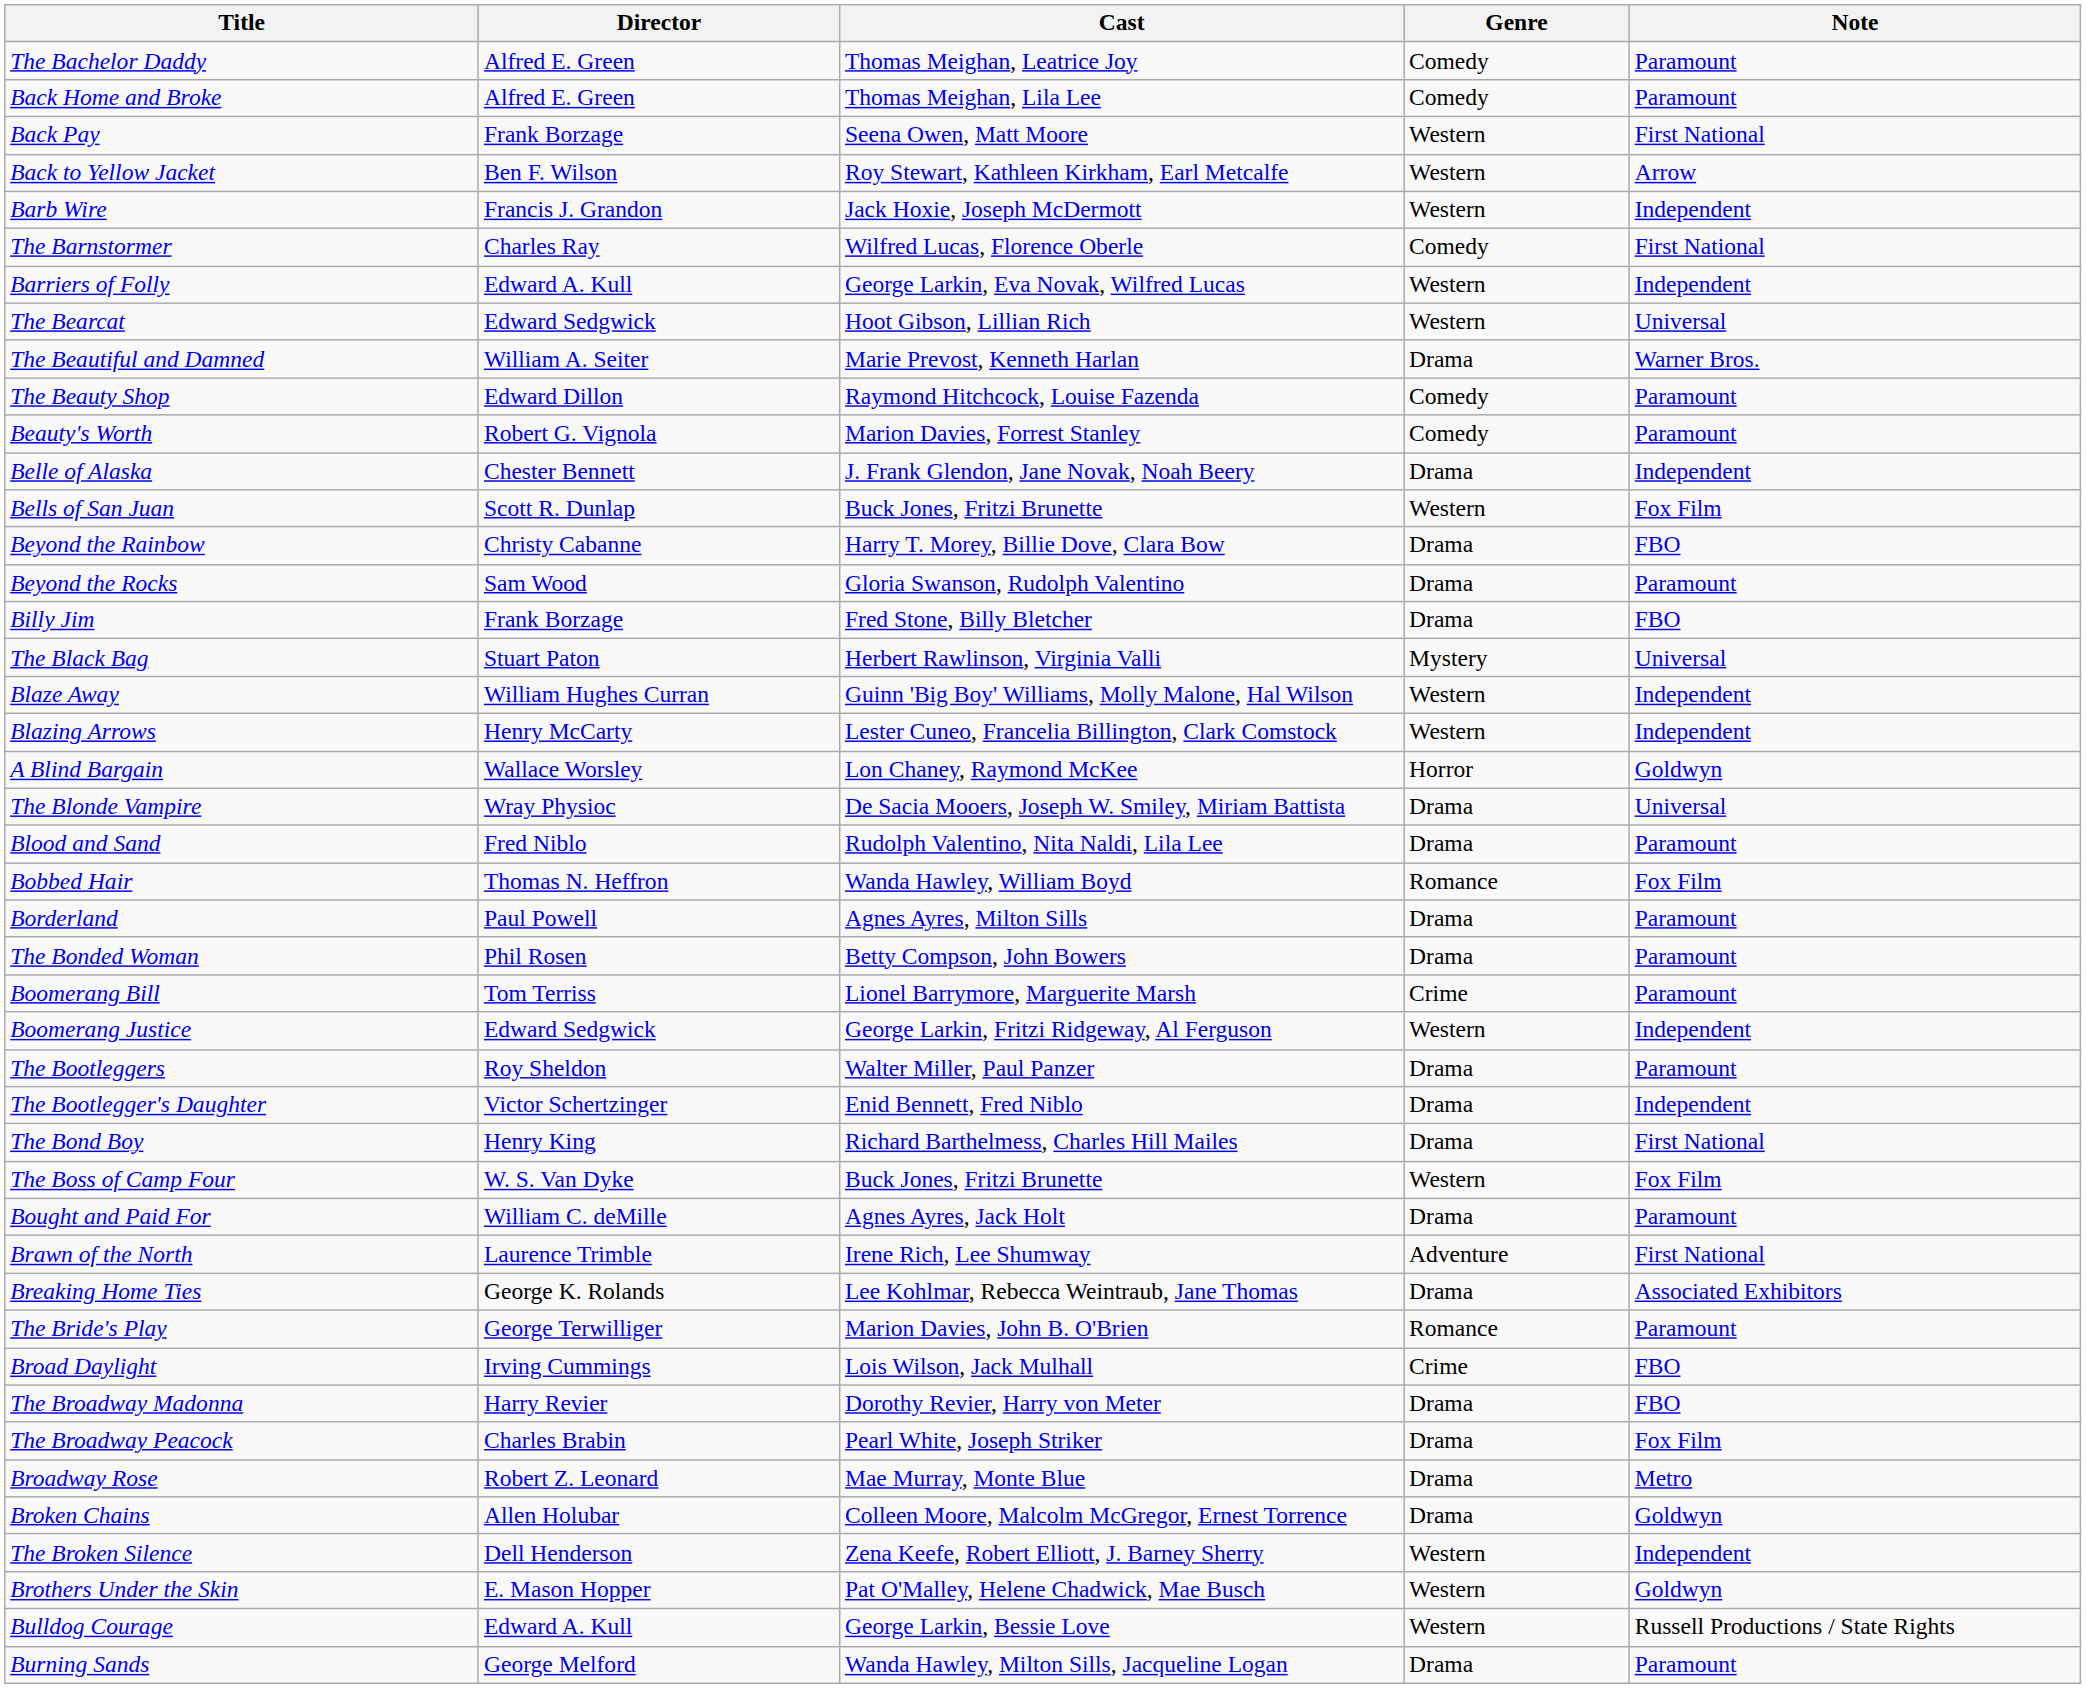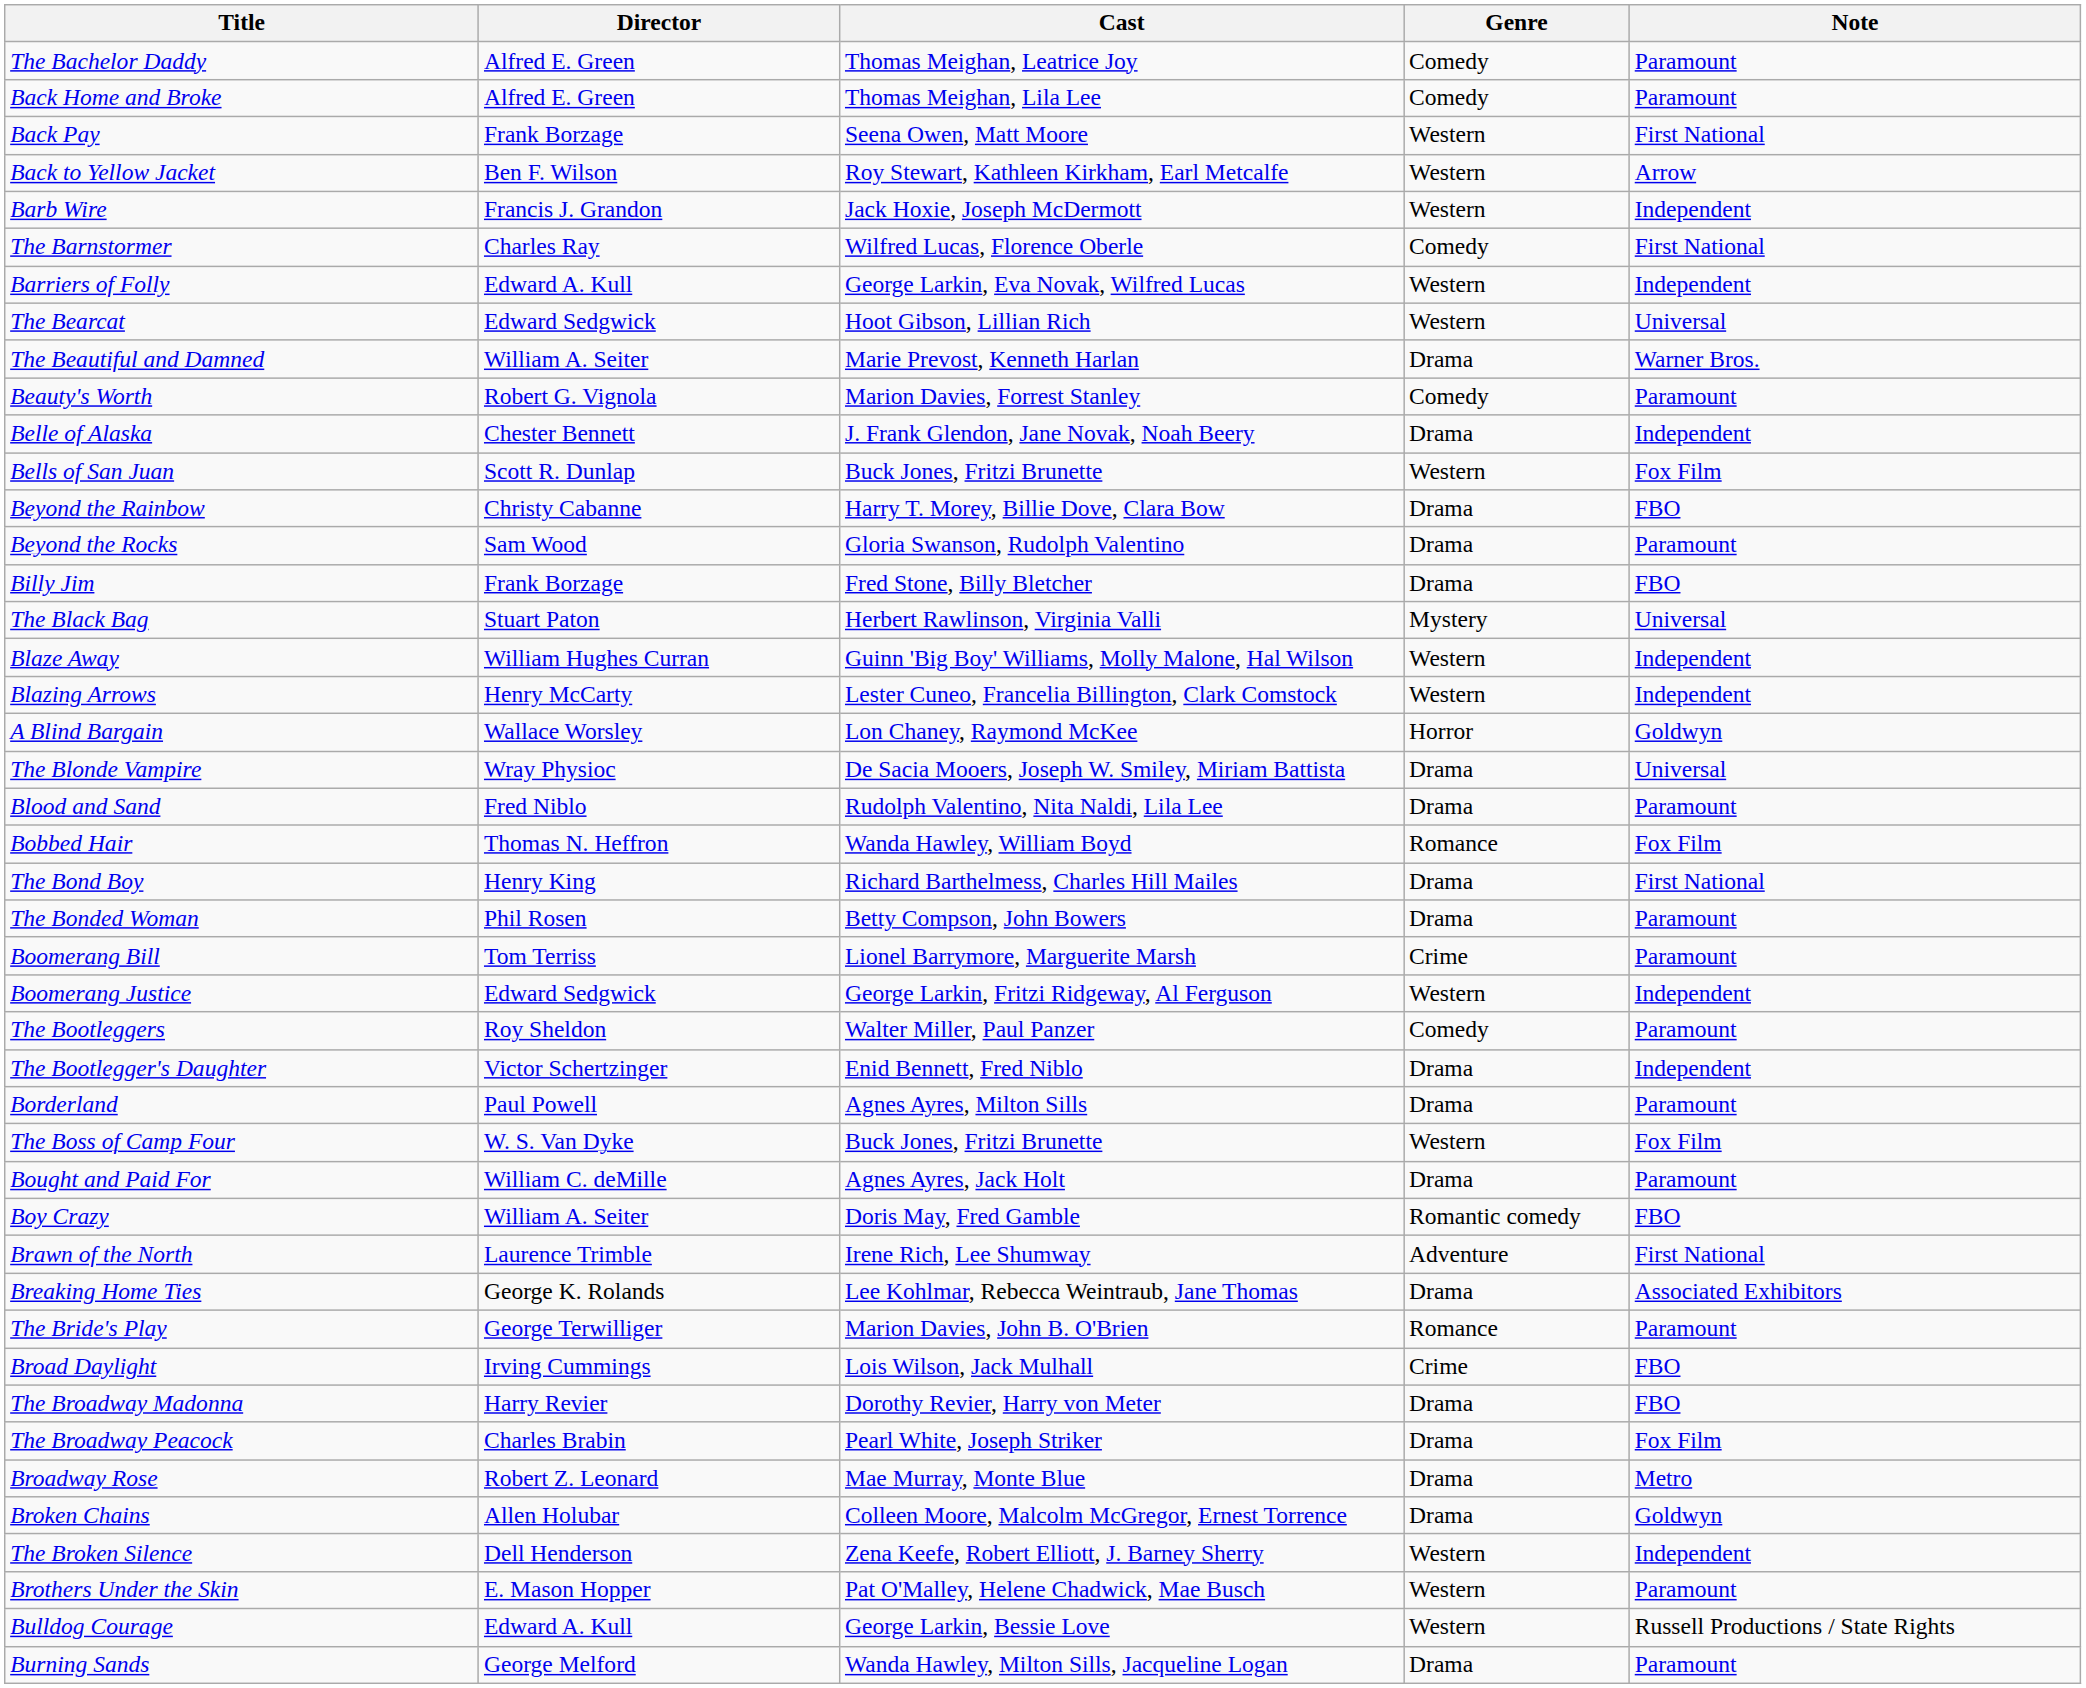- row: (90, 396)
rows swapped: (77, 1142) <-> (64, 918)
(1441, 1067) Drama -> (1449, 1030) Comedy
+ row: (59, 1216)
(1679, 1589) Goldwyn -> (1686, 1589) Paramount
